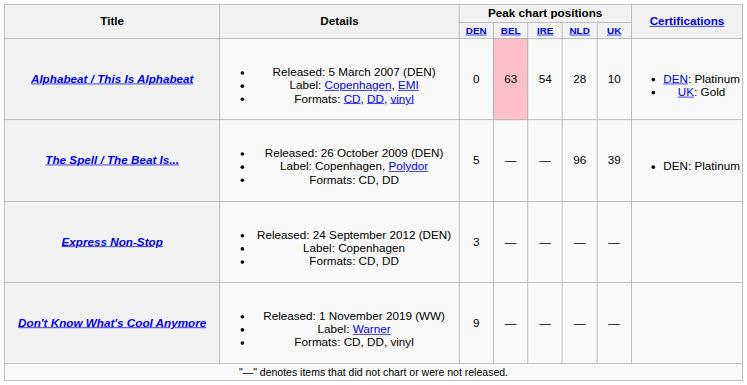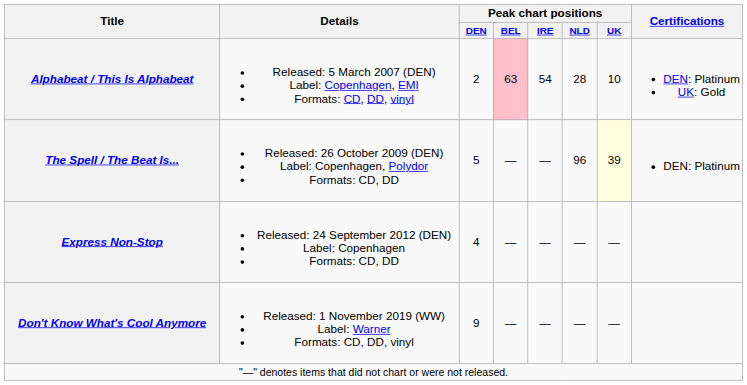(476, 79) 0 -> (476, 79) 2
(614, 160) no background -> (614, 160) lightyellow background
(476, 241) 3 -> (476, 241) 4
